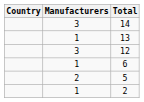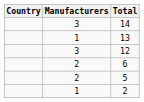(77, 64) 1 -> (77, 64) 2
